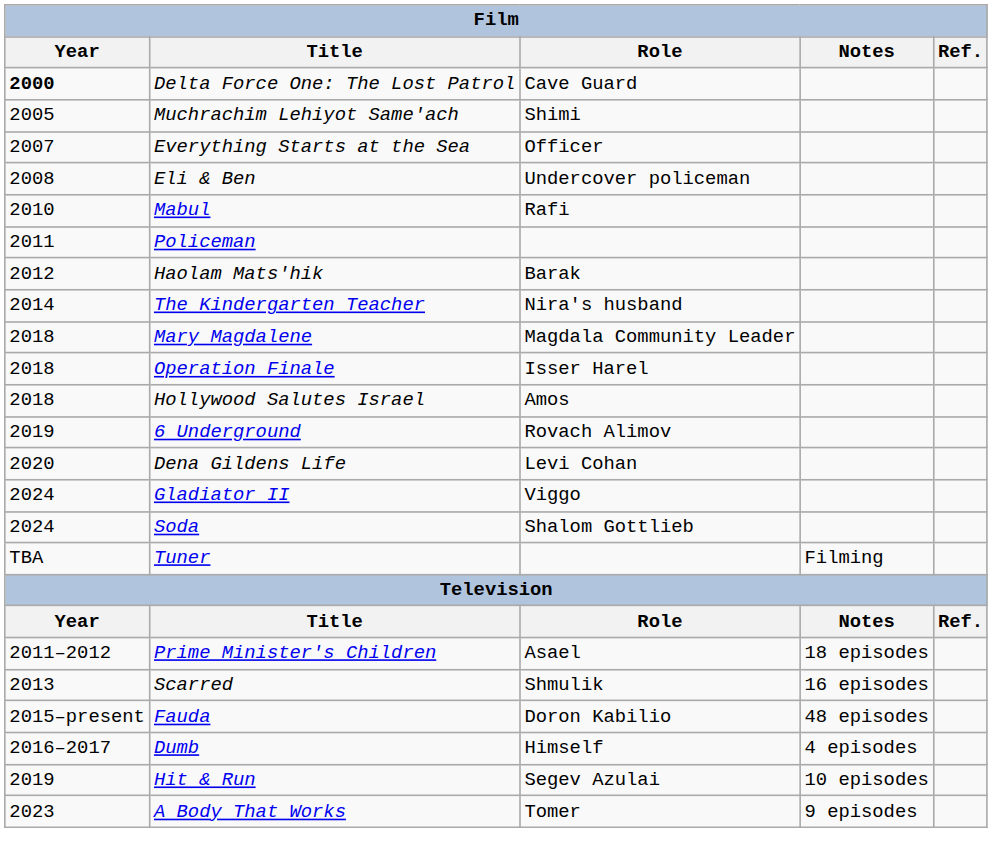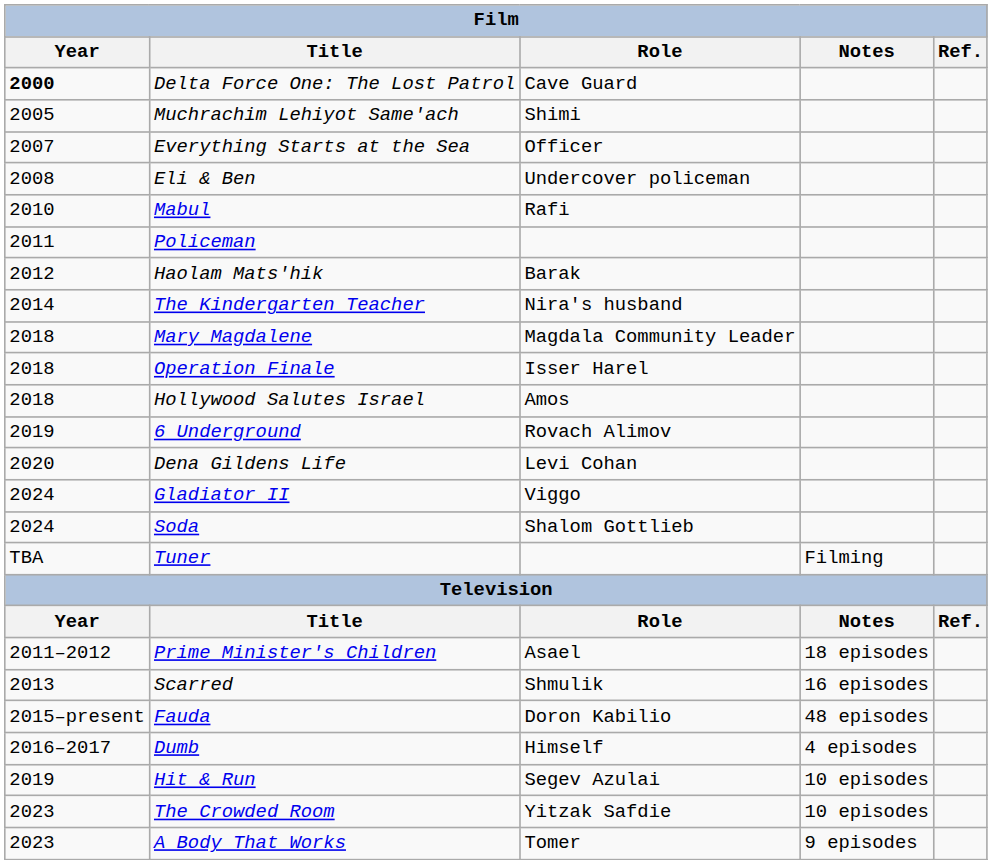+ row: (244, 811)
